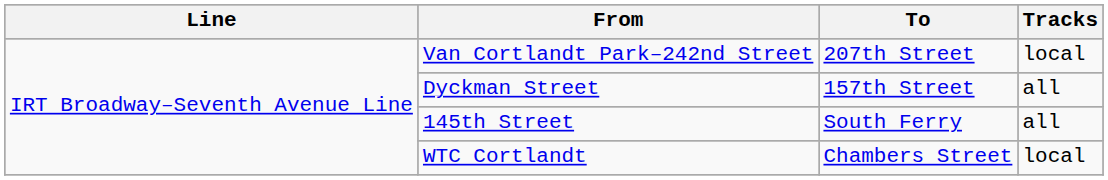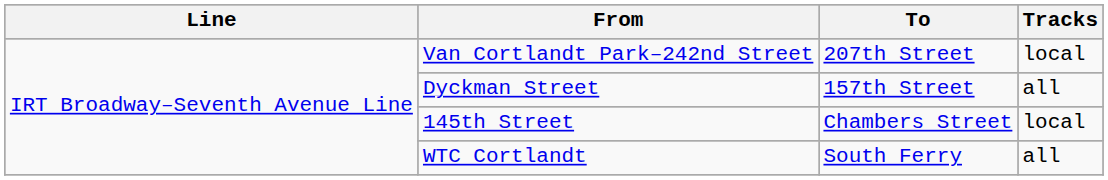(893, 124) South Ferry -> (918, 124) Chambers Street
(1041, 124) all -> (1054, 124) local
(918, 158) Chambers Street -> (893, 158) South Ferry
(1054, 158) local -> (1041, 158) all
